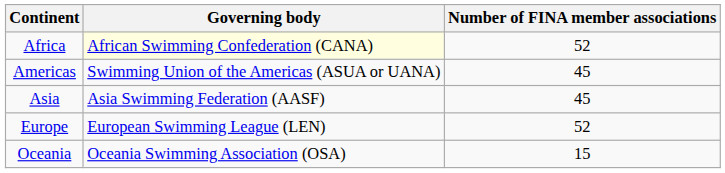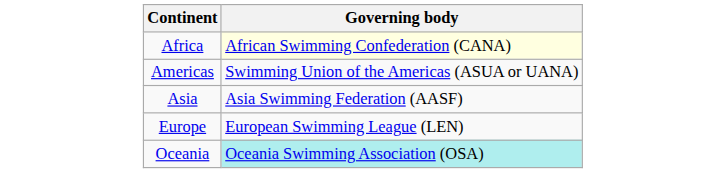- column: (582, 18)
(216, 153) no background -> (354, 153) paleturquoise background
